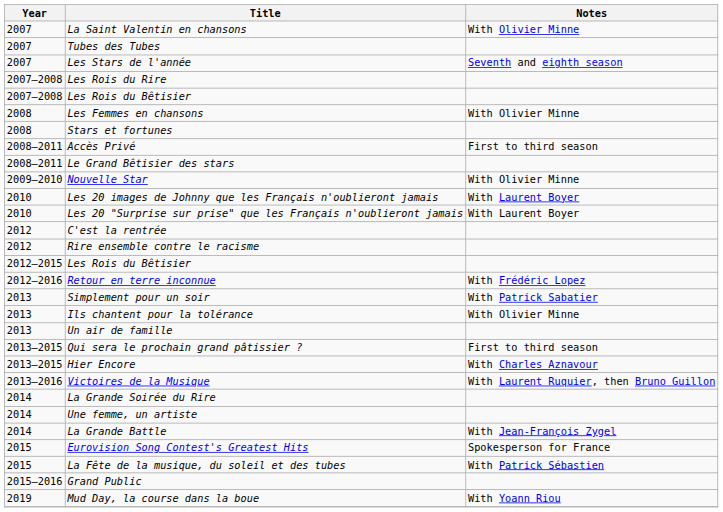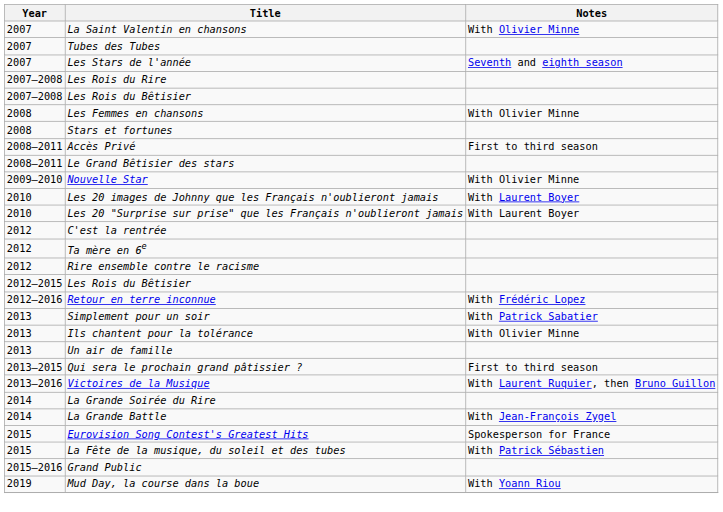+ row: (19, 248)
- row: (35, 364)
- row: (19, 414)
